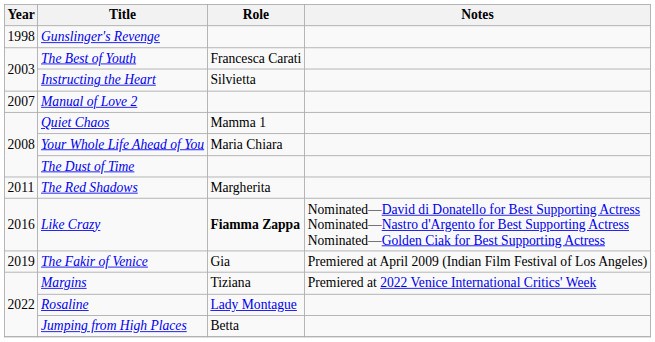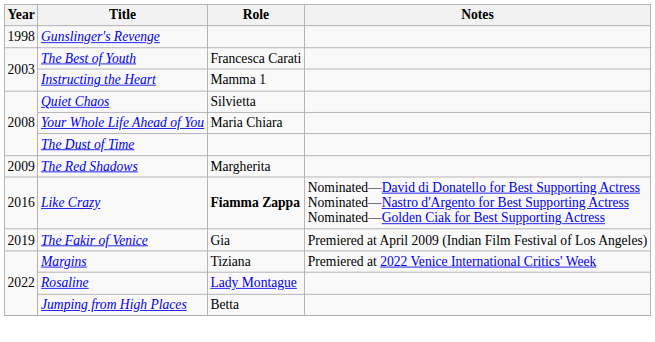(233, 79) Silvietta -> (238, 79) Mamma 1
- row: (89, 101)
(238, 123) Mamma 1 -> (233, 101) Silvietta
(21, 187) 2011 -> (21, 166) 2009
